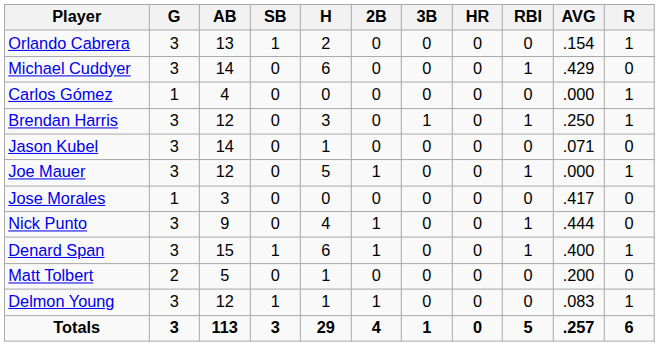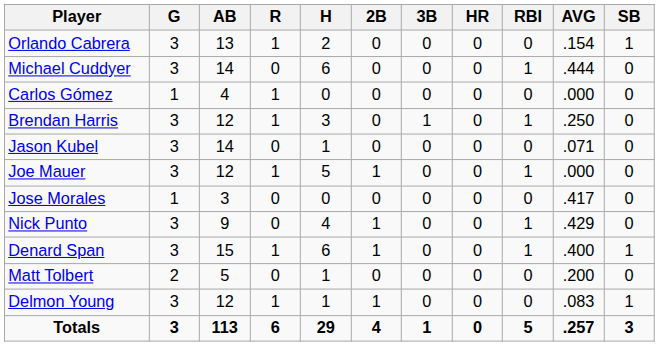columns swapped: (629, 17) <-> (275, 17)
(579, 69) .429 -> (579, 69) .444
(579, 224) .444 -> (579, 224) .429
